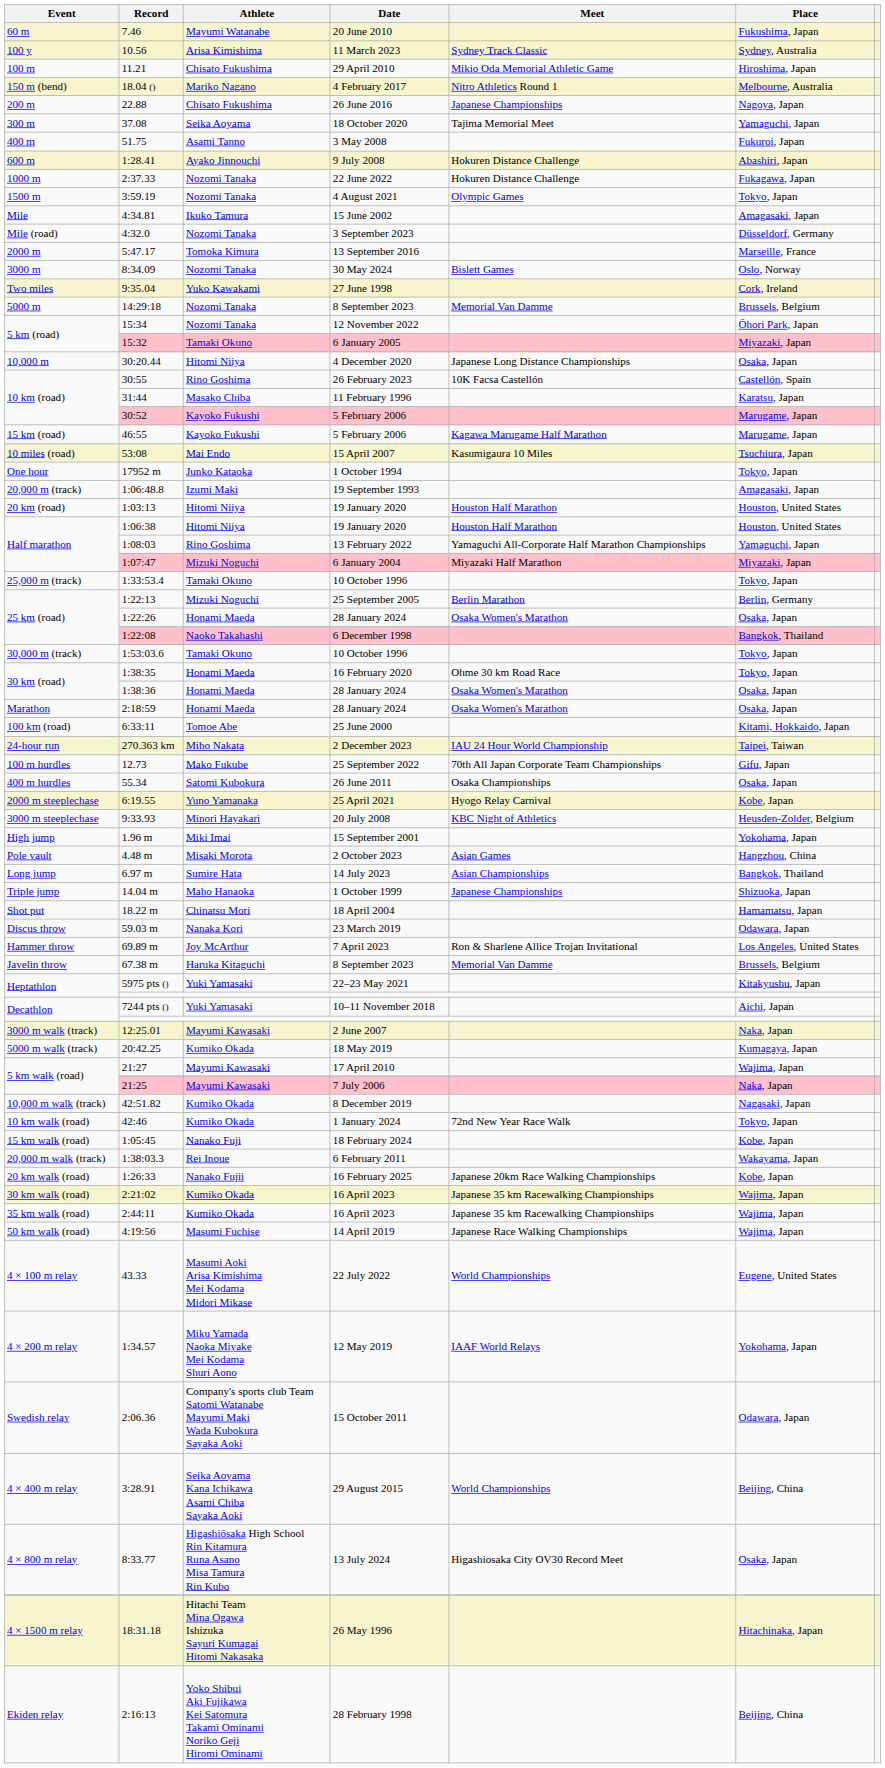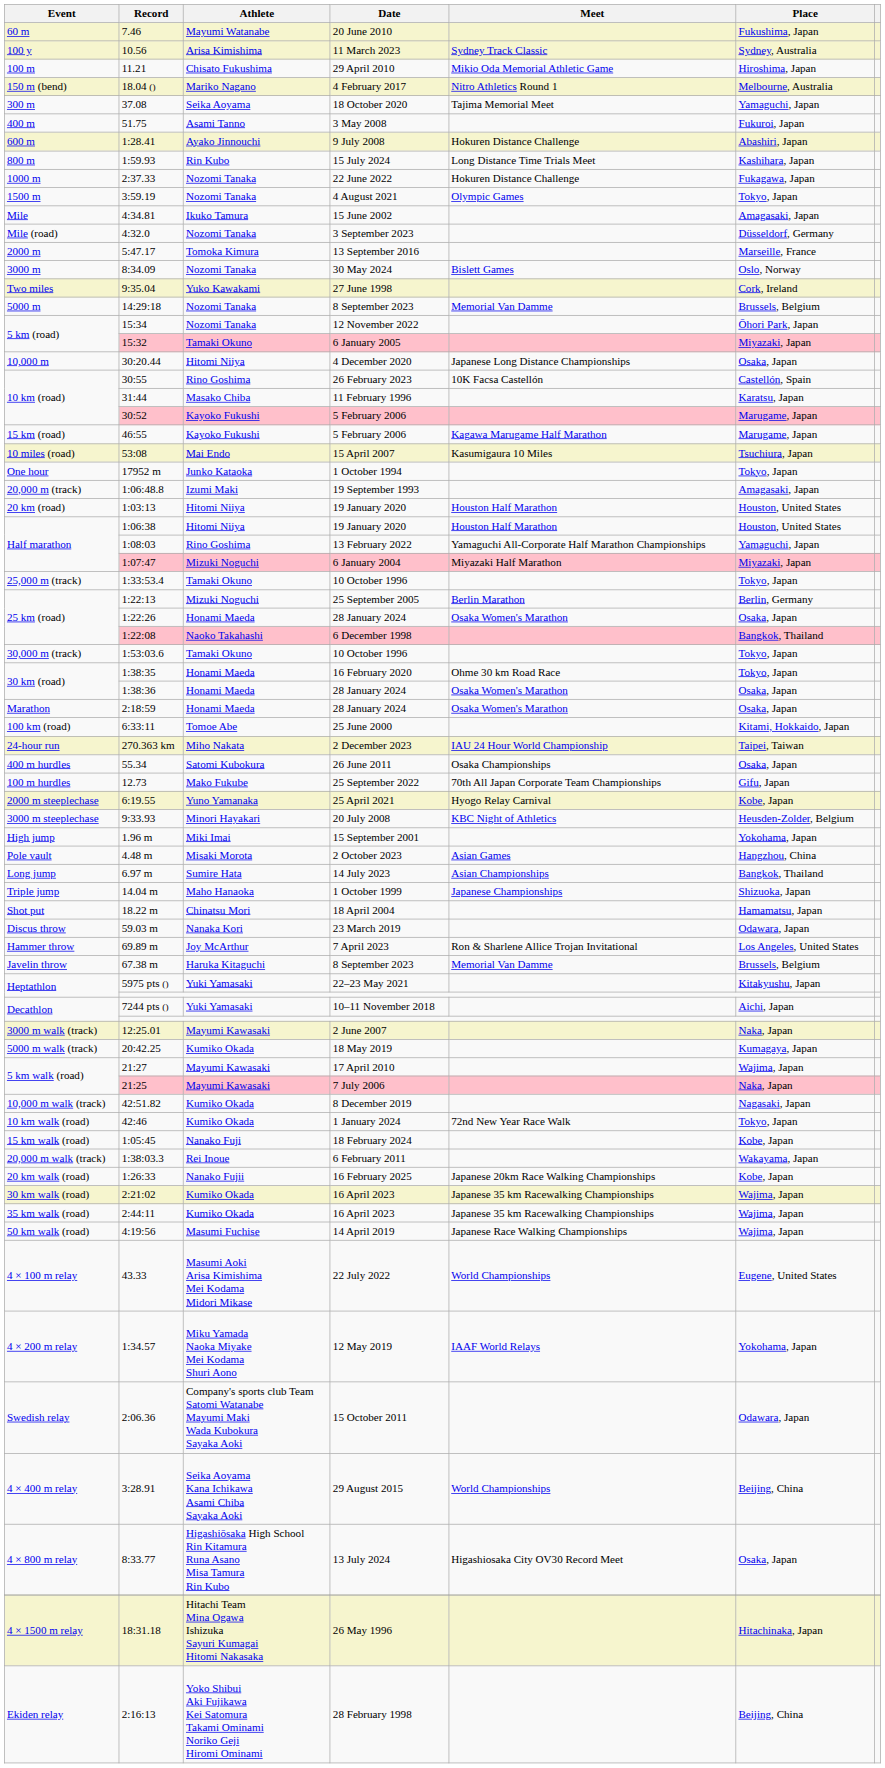- row: (21, 105)
+ row: (21, 160)
rows swapped: (39, 763) <-> (39, 782)
